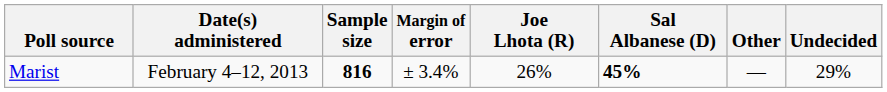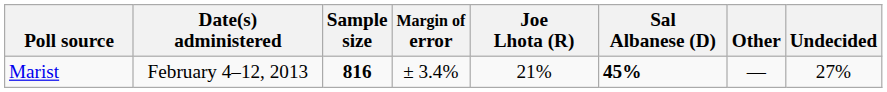(534, 71) 26% -> (534, 71) 21%
(833, 71) 29% -> (833, 71) 27%
